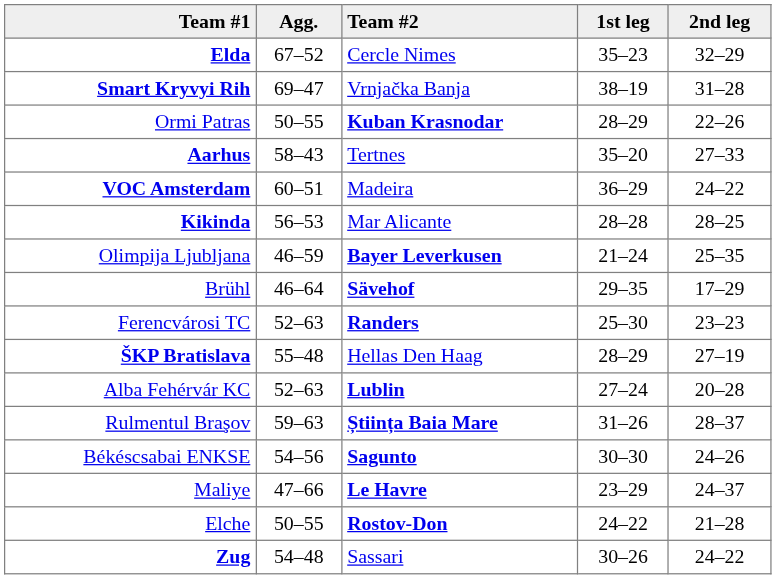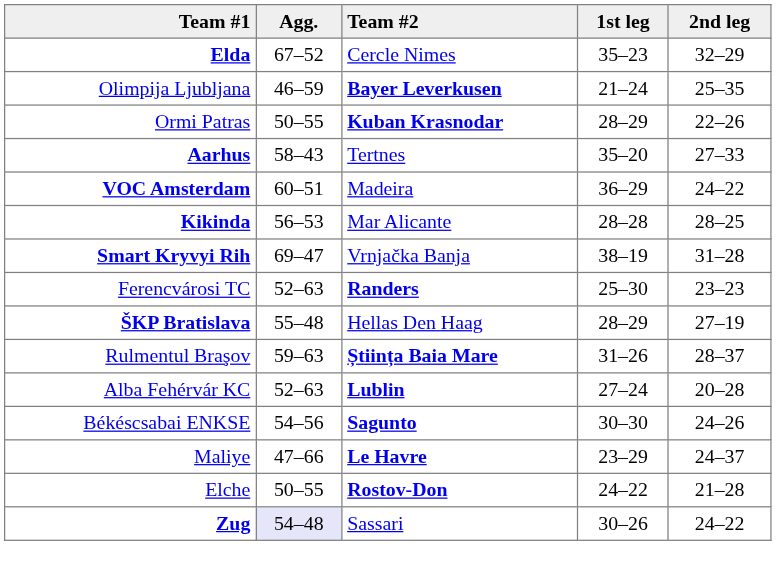rows swapped: (174, 88) <-> (175, 255)
- row: (228, 289)
rows swapped: (177, 389) <-> (178, 422)
(299, 556) no background -> (299, 523) lavender background
